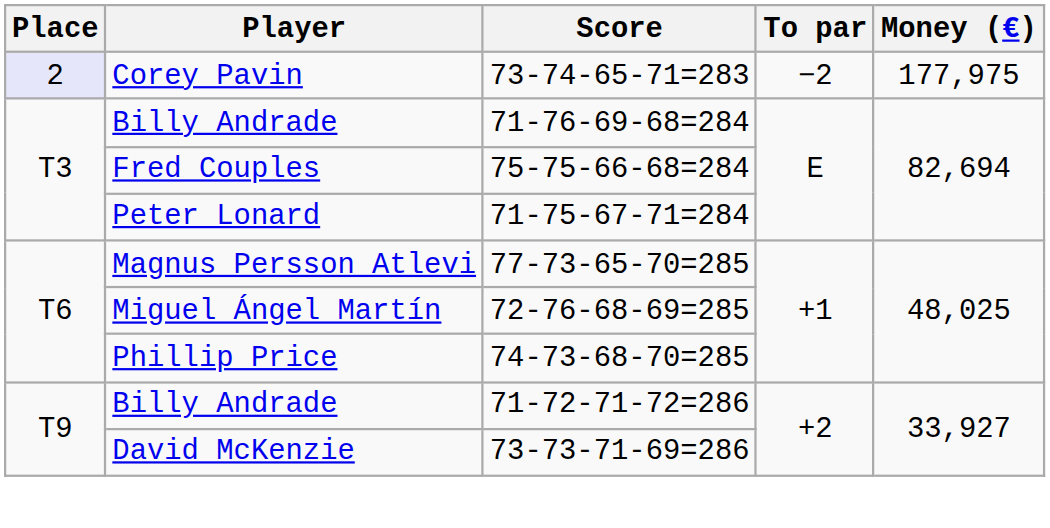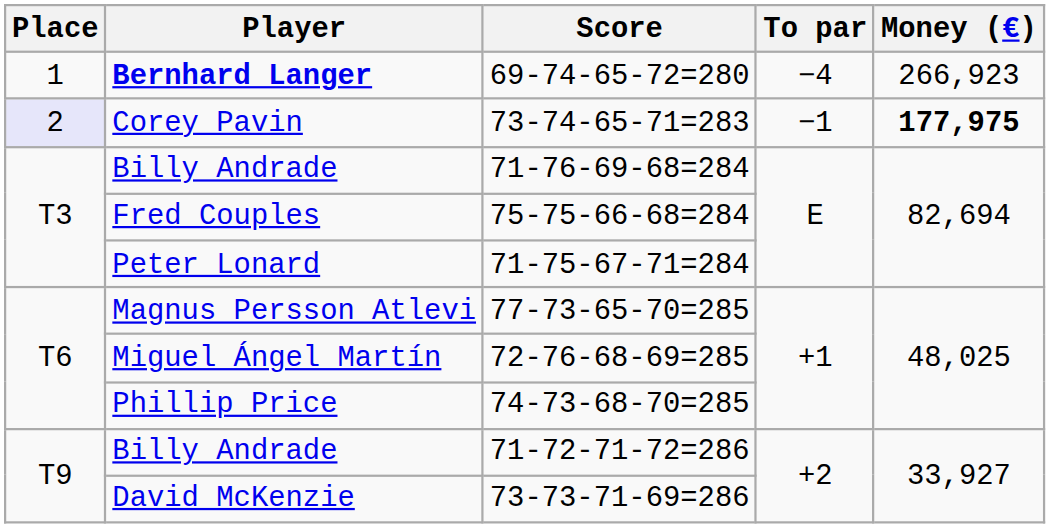+ row: (242, 76)
(815, 76) −2 -> (815, 123) −1
(959, 76) normal -> (959, 123) bold
